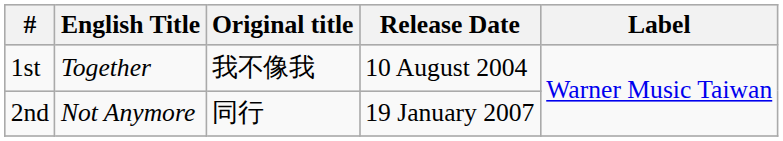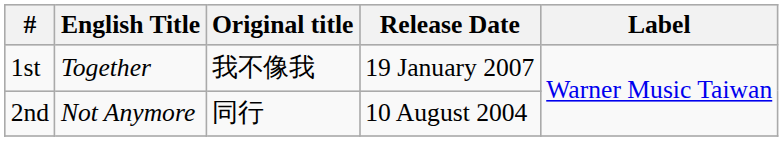(446, 67) 10 August 2004 -> (450, 67) 19 January 2007
(450, 113) 19 January 2007 -> (446, 113) 10 August 2004
